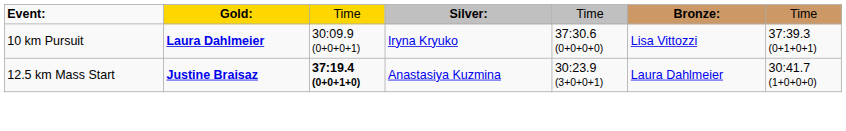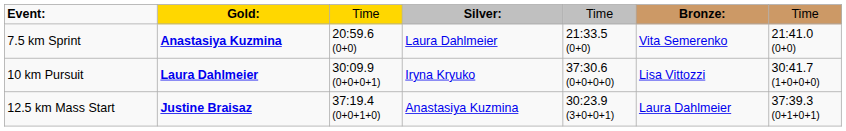+ row: (44, 41)
(793, 41) 37:39.3 (0+1+0+1) -> (796, 75) 30:41.7 (1+0+0+0)
(336, 75) bold -> (356, 108) normal
(793, 75) 30:41.7 (1+0+0+0) -> (796, 108) 37:39.3 (0+1+0+1)
